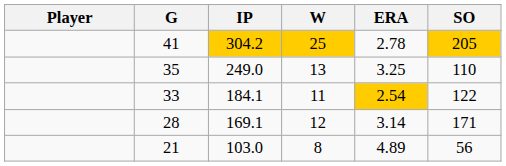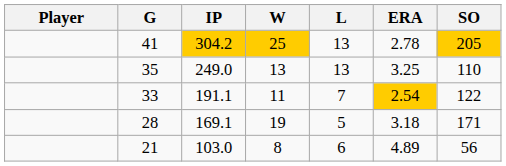+ column: (341, 17)
(245, 95) 184.1 -> (214, 95) 191.1
(318, 122) 12 -> (278, 122) 19
(391, 122) 3.14 -> (405, 122) 3.18
